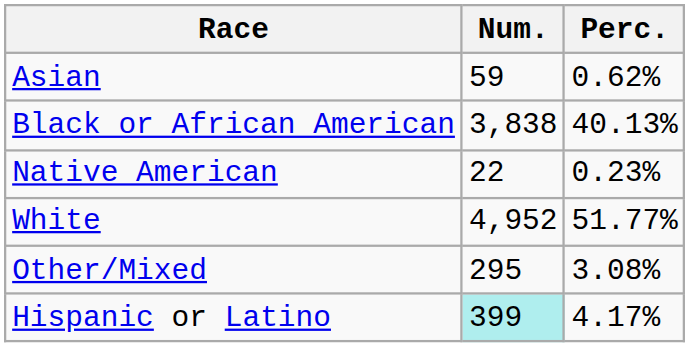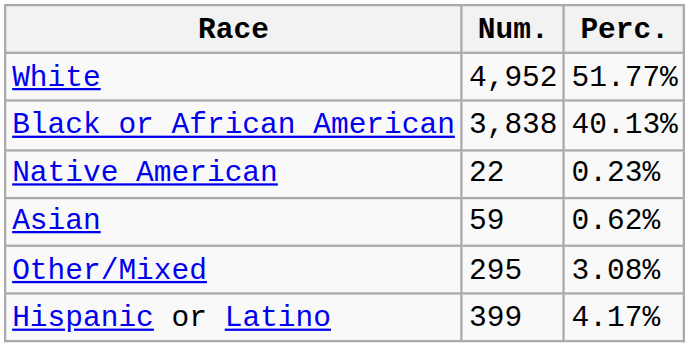rows swapped: (56, 222) <-> (56, 77)
(496, 318) paleturquoise background -> (496, 318) no background
